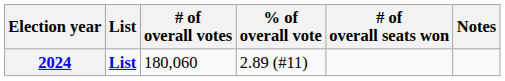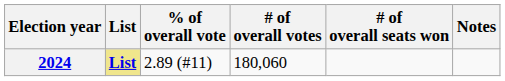columns swapped: (188, 26) <-> (281, 26)
(123, 62) no background -> (123, 62) khaki background
